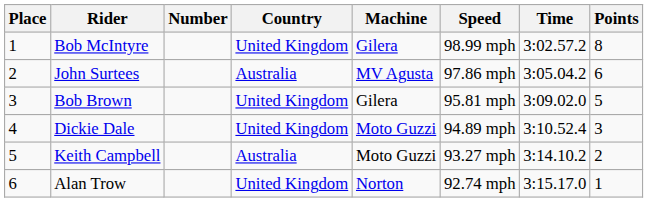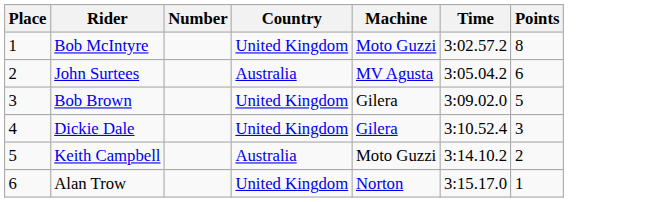- column: (480, 18)
(377, 46) Gilera -> (396, 46) Moto Guzzi
(396, 128) Moto Guzzi -> (377, 128) Gilera
